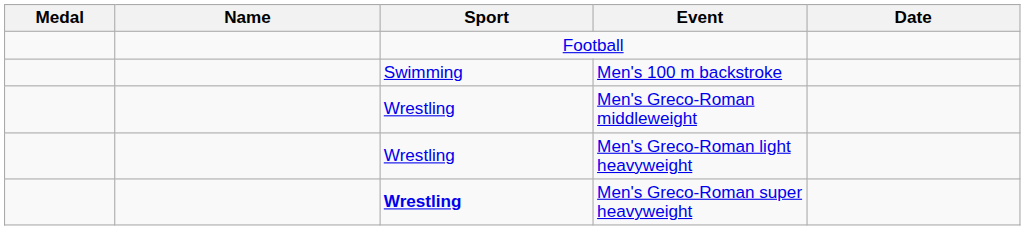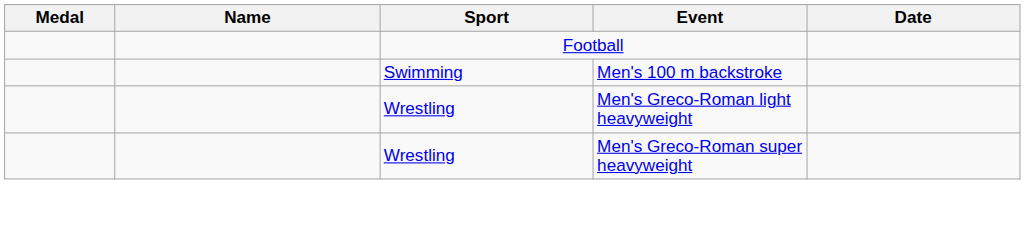- row: (676, 109)
(423, 201) bold -> (419, 155) normal
